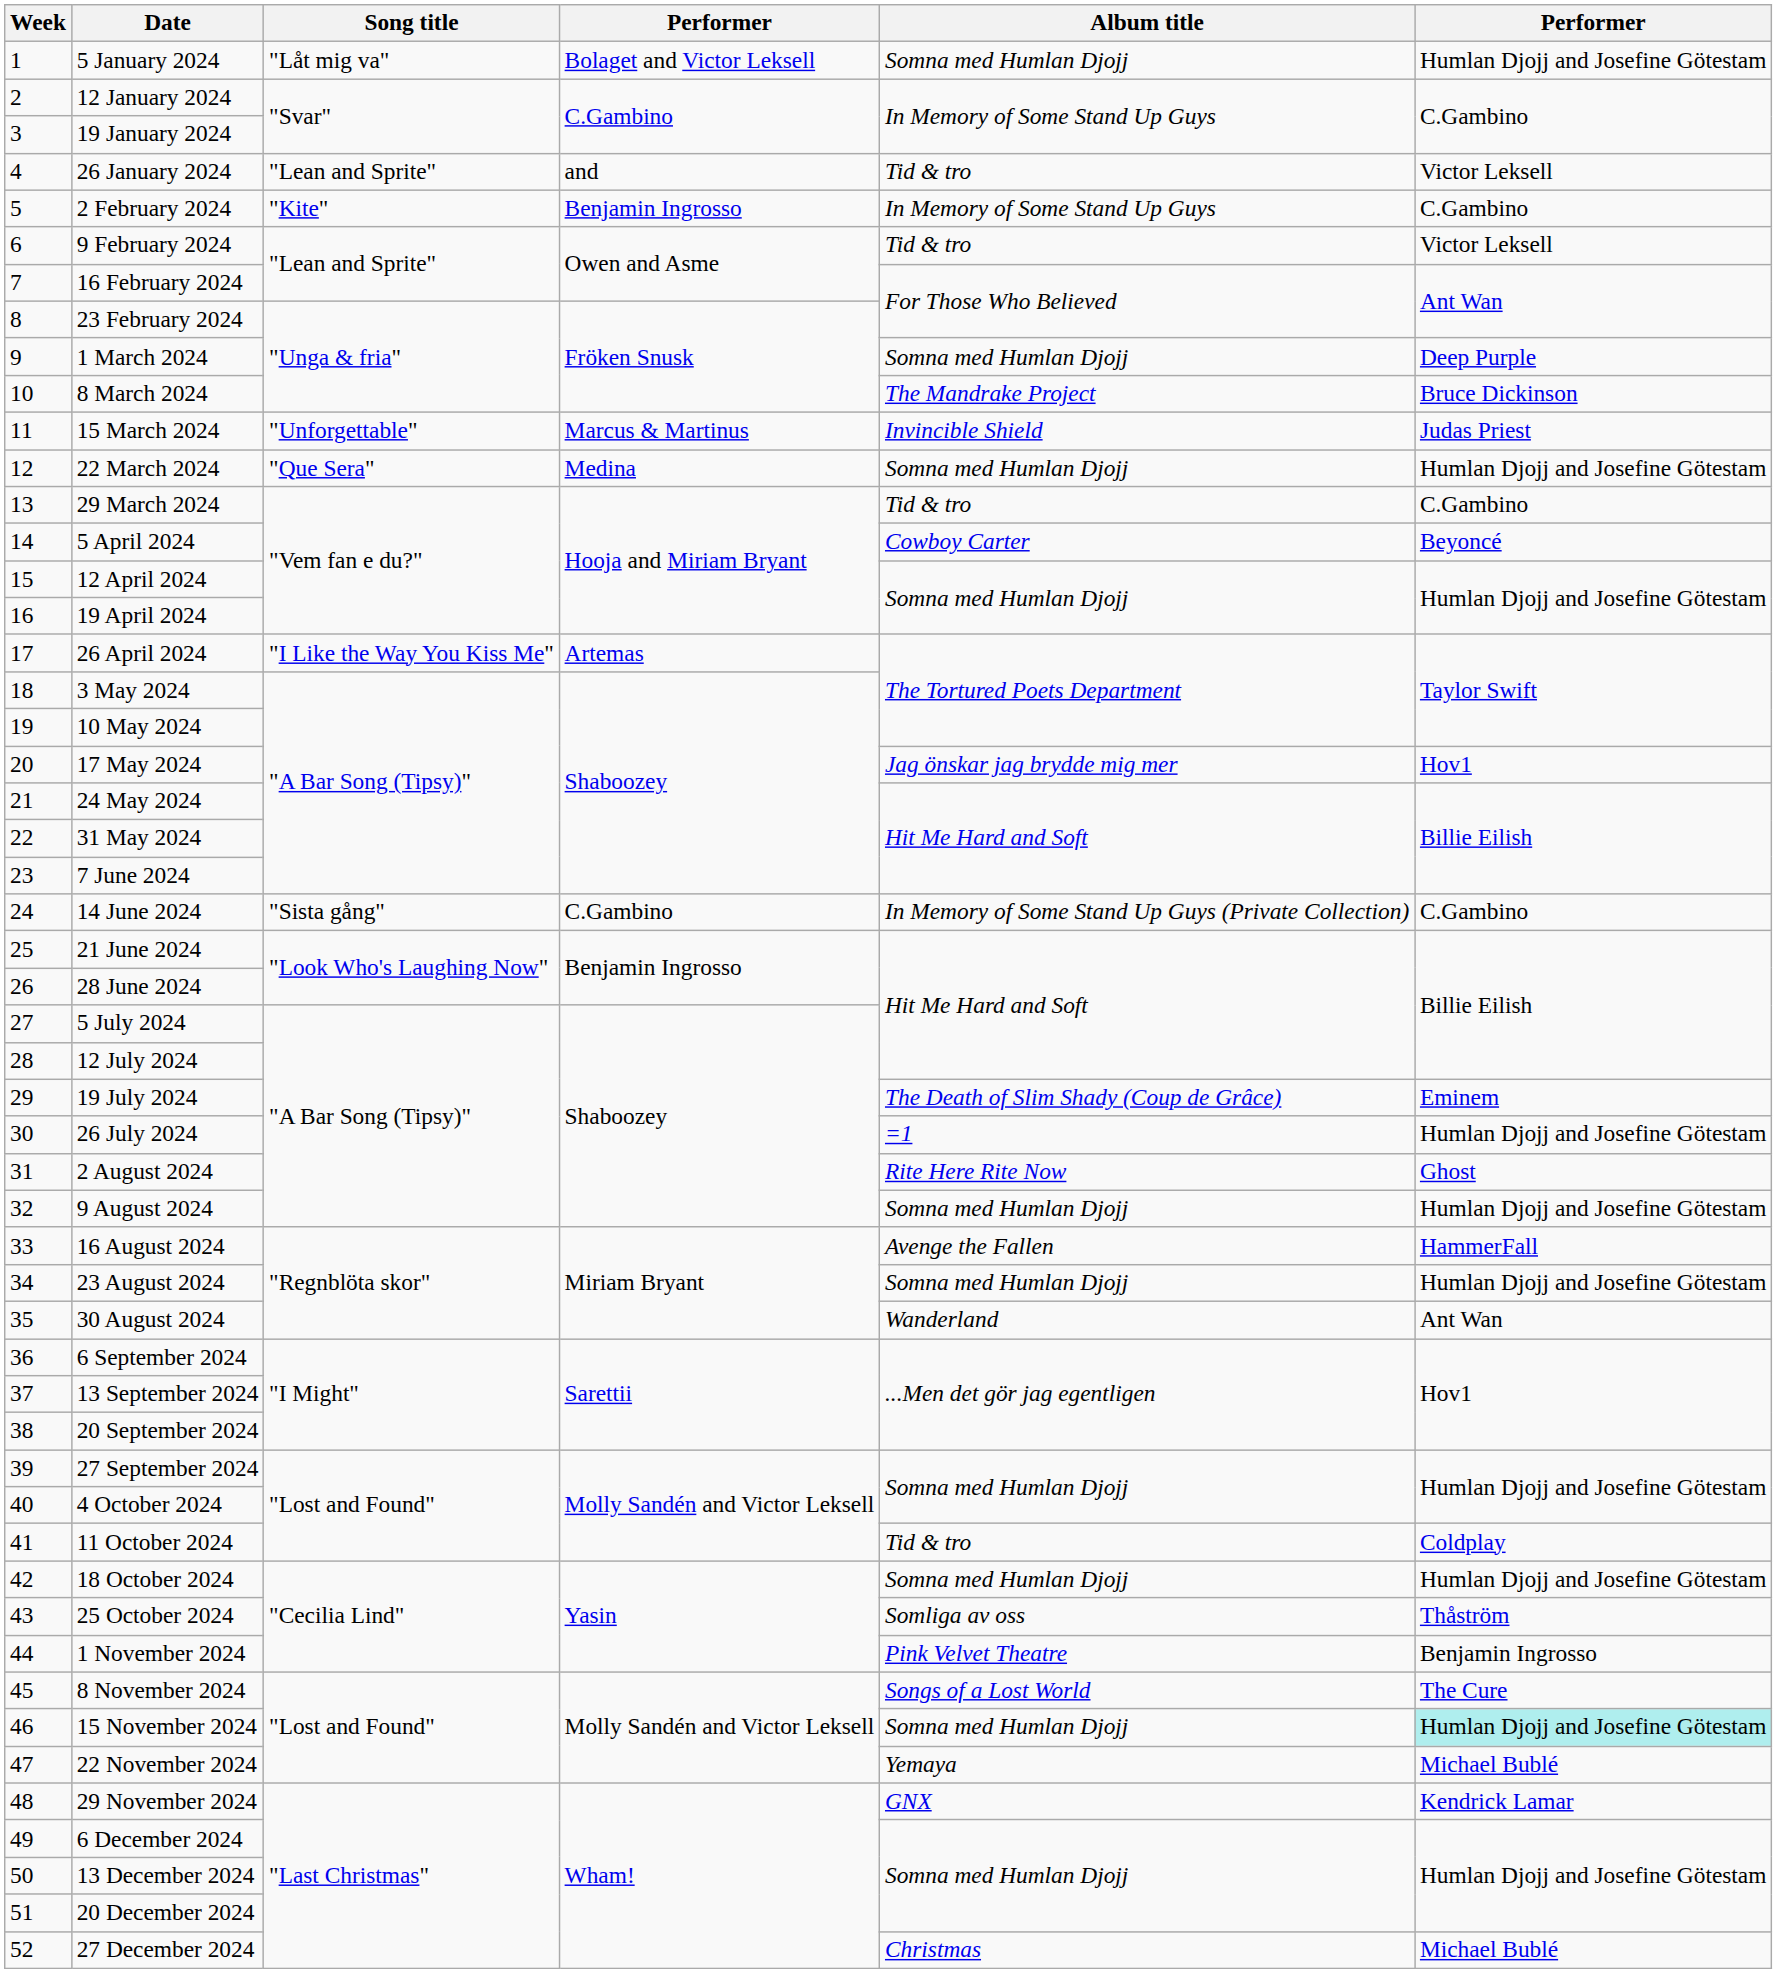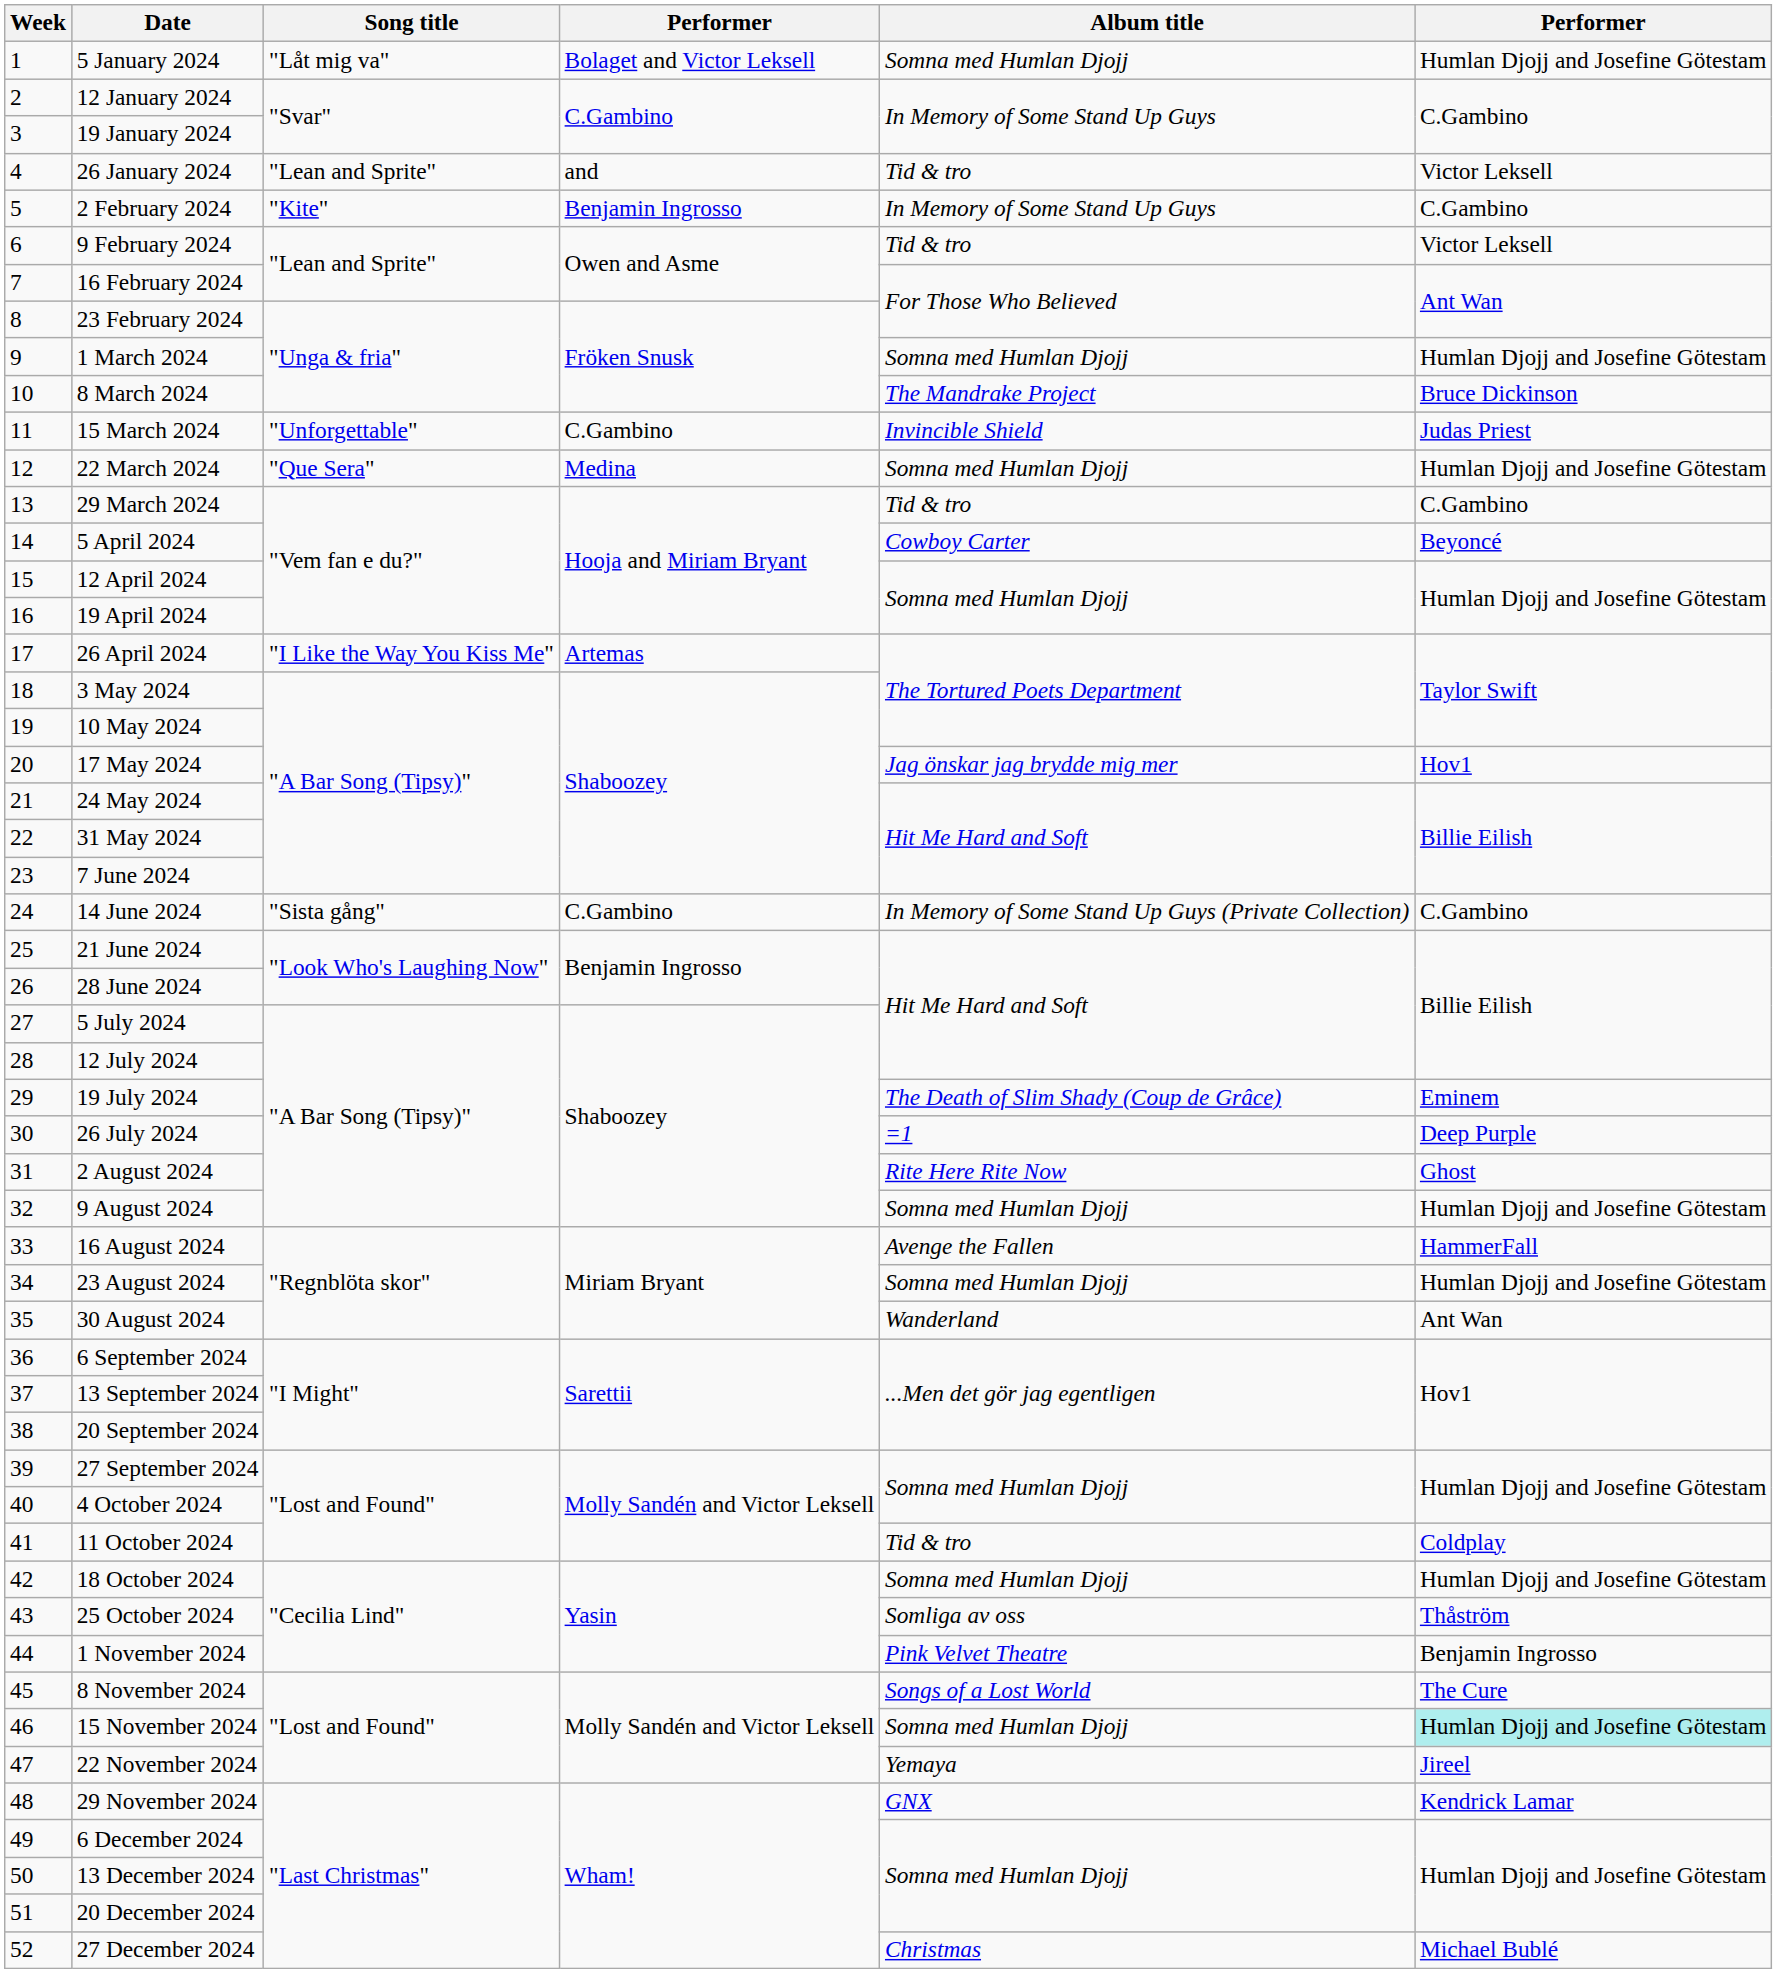(1478, 356) Deep Purple -> (1593, 356) Humlan Djojj and Josefine Götestam
(657, 430) Marcus & Martinus -> (619, 430) C.Gambino
(1593, 1134) Humlan Djojj and Josefine Götestam -> (1478, 1134) Deep Purple
(1489, 1764) Michael Bublé -> (1445, 1764) Jireel
